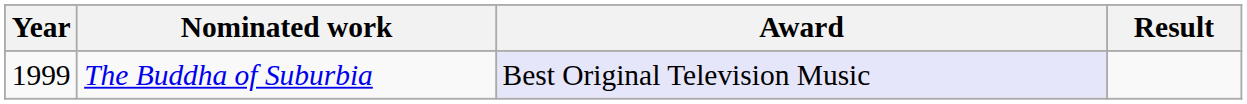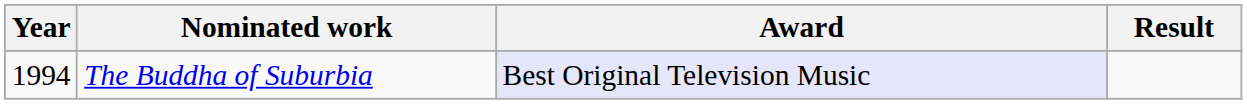(41, 74) 1999 -> (41, 74) 1994
